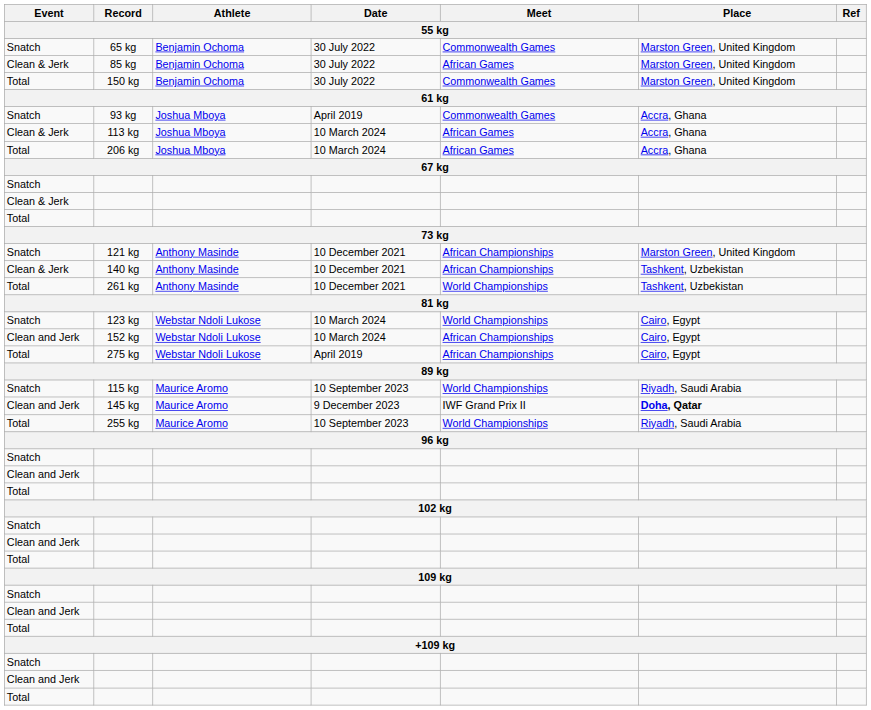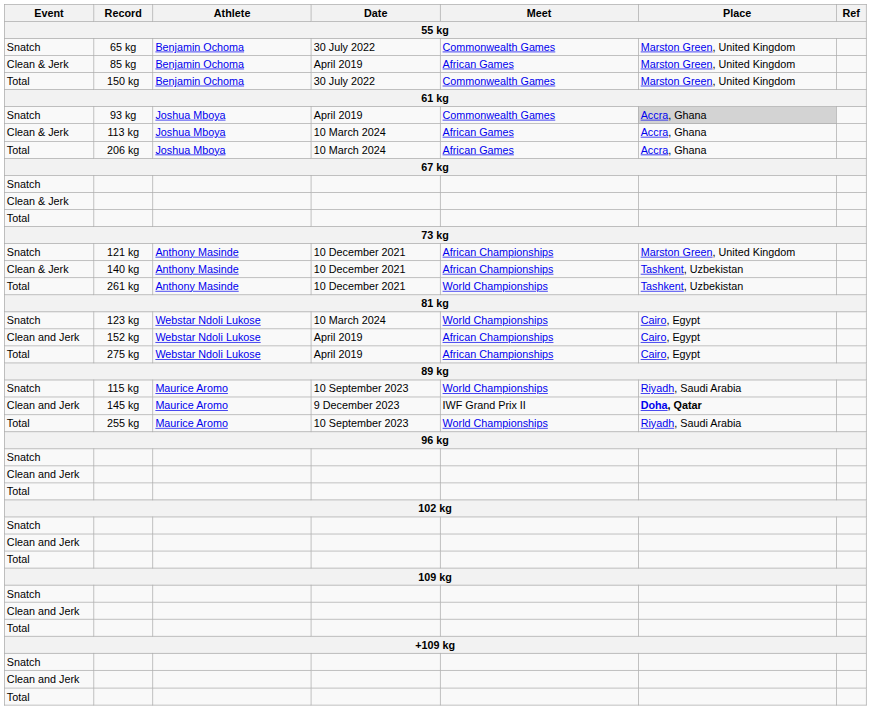(344, 64) 30 July 2022 -> (338, 64) April 2019
(674, 116) no background -> (674, 116) lightgrey background
(350, 338) 10 March 2024 -> (338, 338) April 2019
